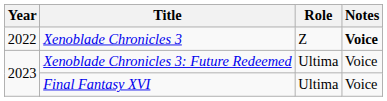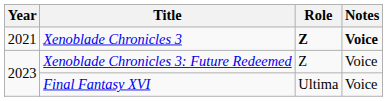(22, 38) 2022 -> (22, 38) 2021
(303, 38) normal -> (303, 38) bold
(318, 61) Ultima -> (303, 61) Z
